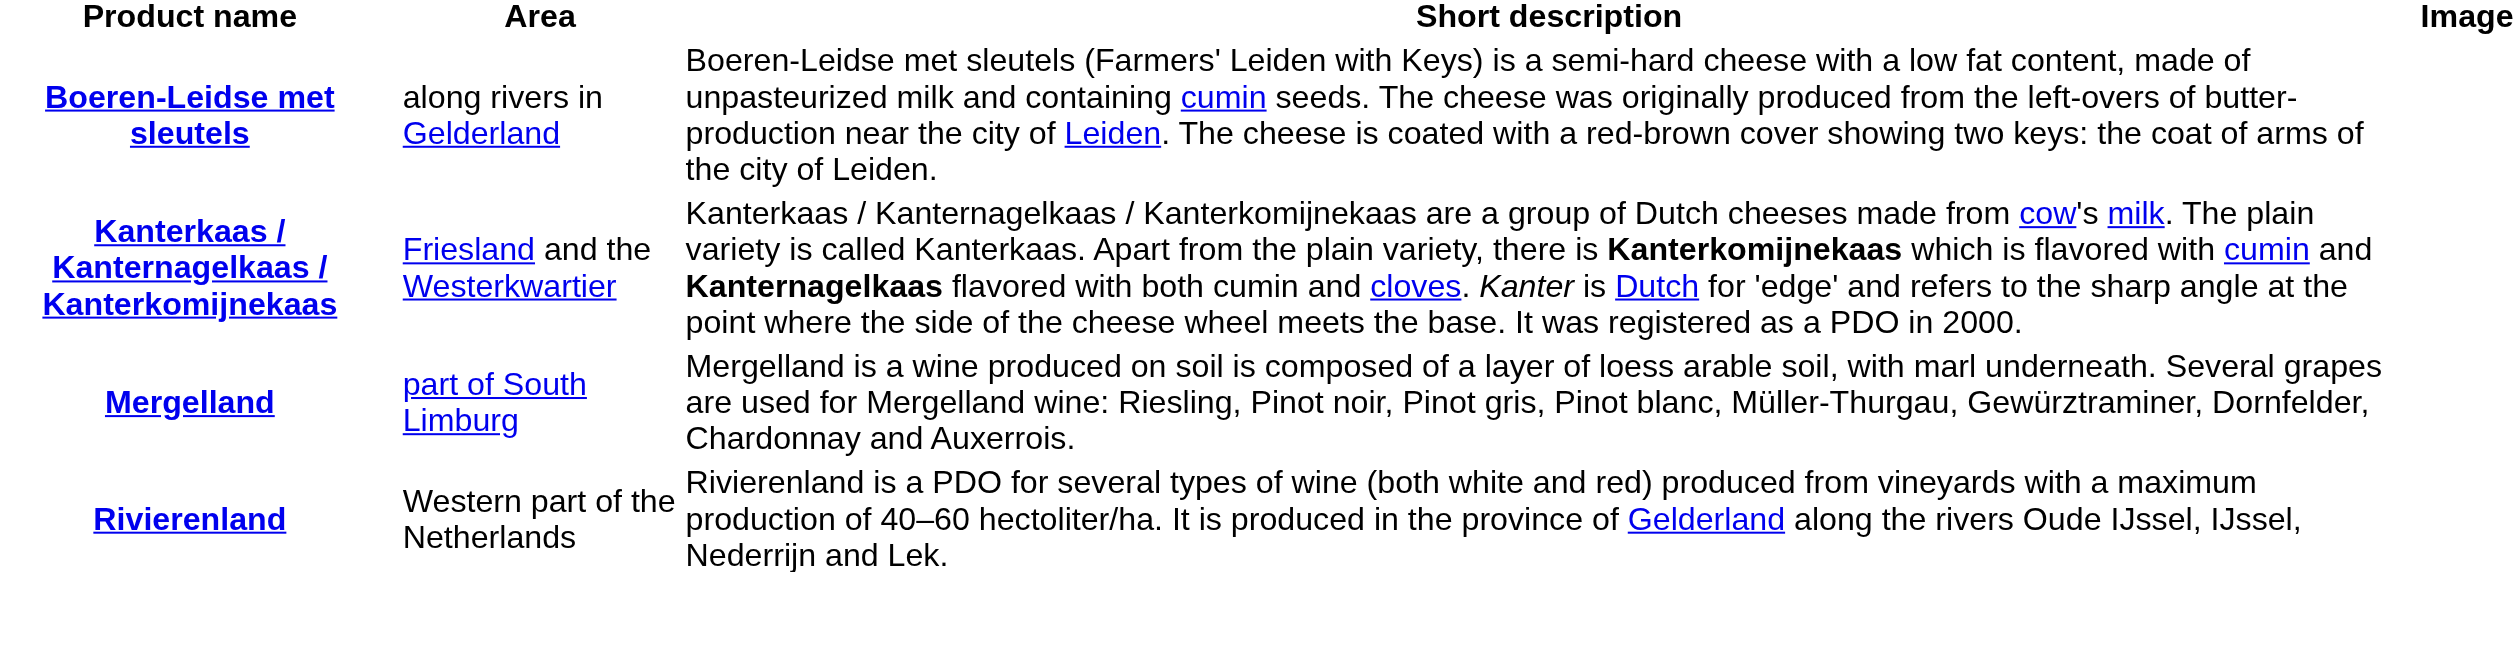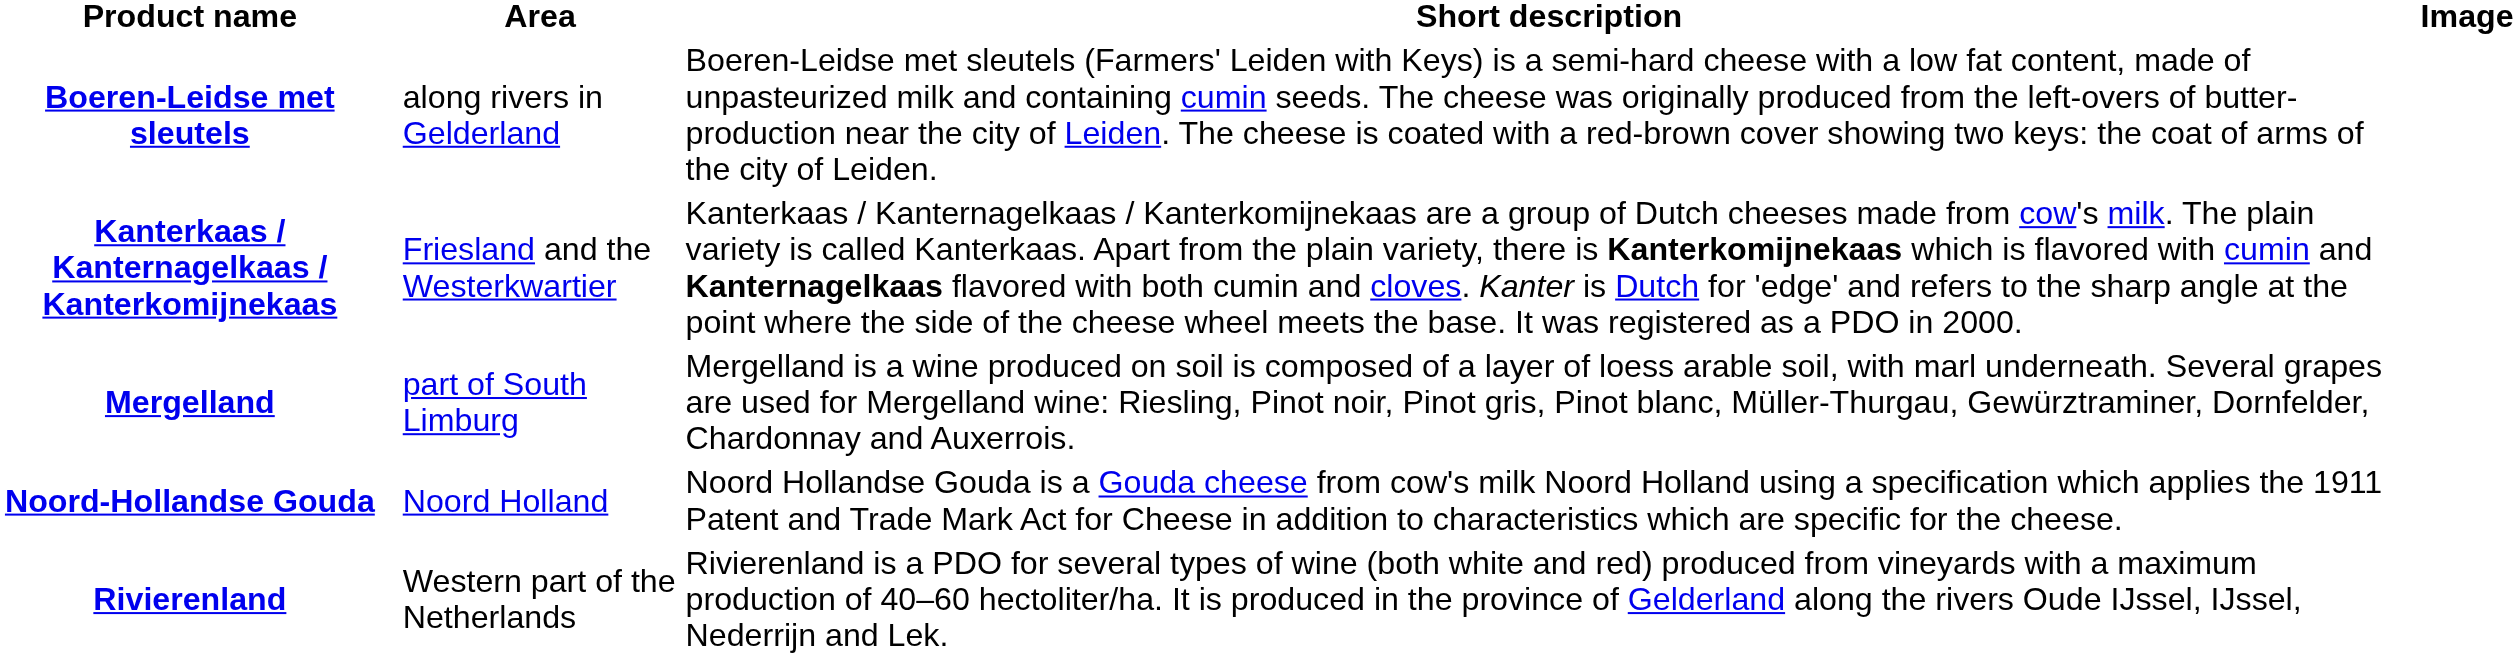+ row: (190, 501)
